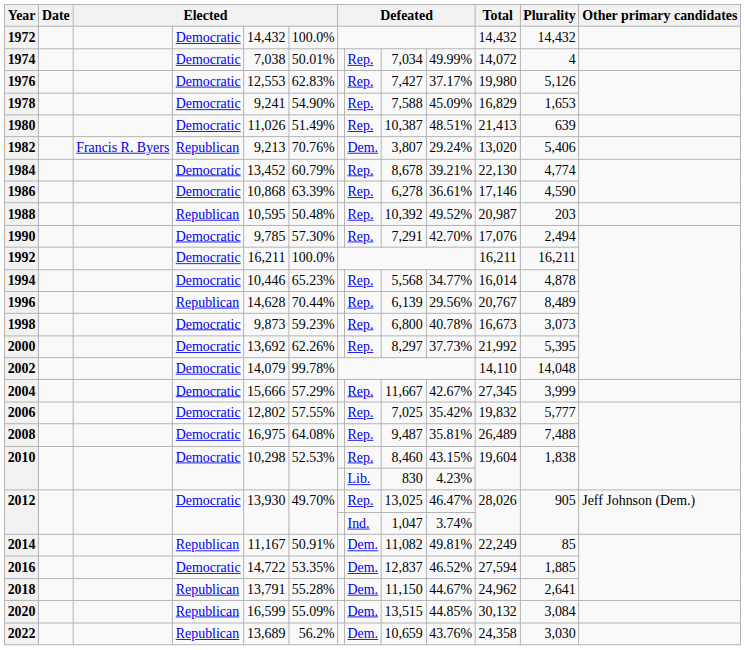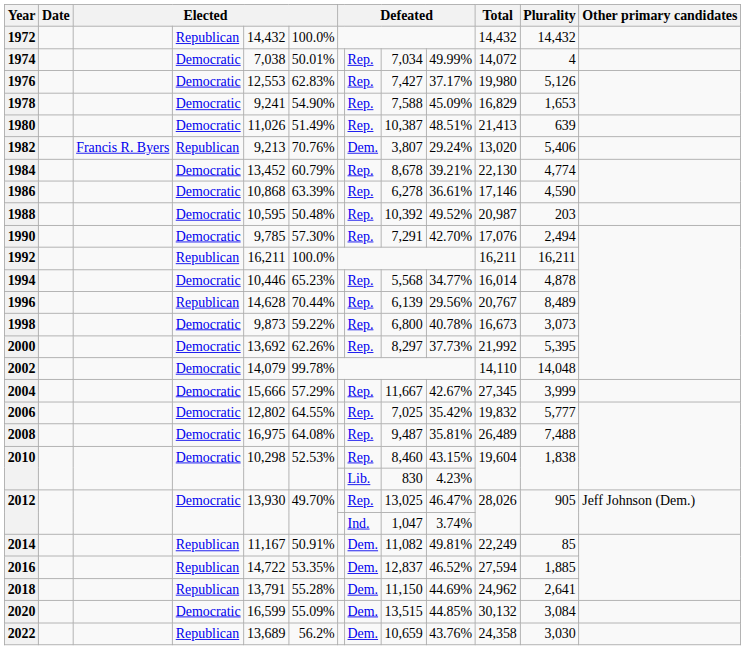(208, 37) Democratic -> (207, 37) Republican
(207, 214) Republican -> (208, 214) Democratic
(208, 258) Democratic -> (207, 258) Republican
(313, 324) 59.23% -> (313, 324) 59.22%
(313, 412) 57.55% -> (313, 412) 64.55%
(208, 567) Democratic -> (207, 567) Republican
(451, 589) 44.67% -> (451, 589) 44.69%
(207, 611) Republican -> (208, 611) Democratic
